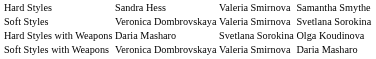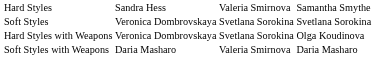(255, 21) Valeria Smirnova -> (256, 21) Svetlana Sorokina
(146, 36) Daria Masharo -> (166, 36) Veronica Dombrovskaya
(166, 50) Veronica Dombrovskaya -> (146, 50) Daria Masharo
